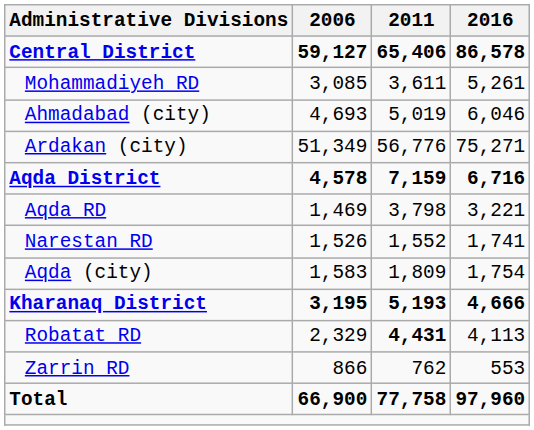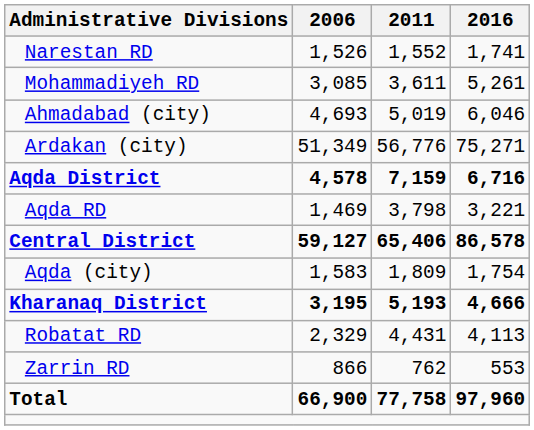rows swapped: (102, 52) <-> (89, 242)
(417, 336) bold -> (417, 336) normal
